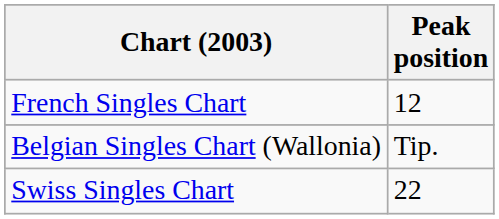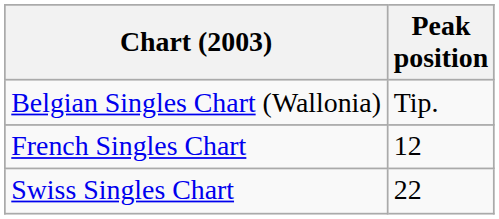rows swapped: (129, 102) <-> (196, 146)
